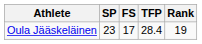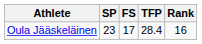(181, 31) 19 -> (181, 31) 16
